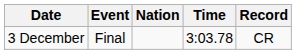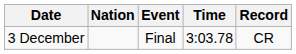columns swapped: (110, 15) <-> (158, 15)
